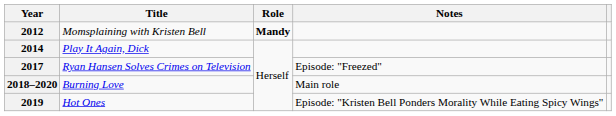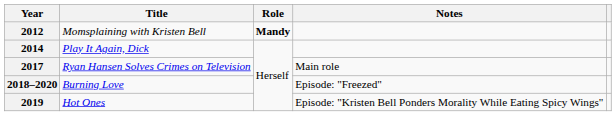(339, 66) Episode: "Freezed" -> (317, 66) Main role
(317, 84) Main role -> (339, 84) Episode: "Freezed"
